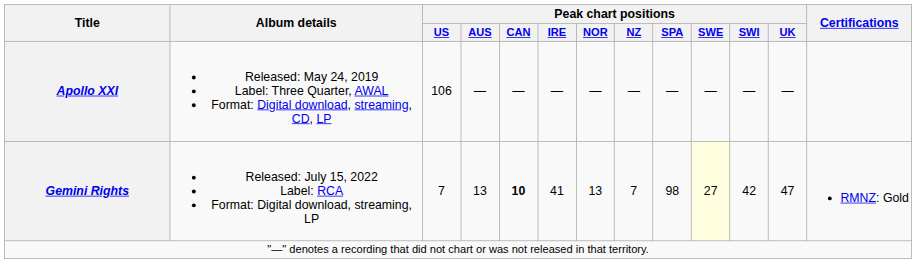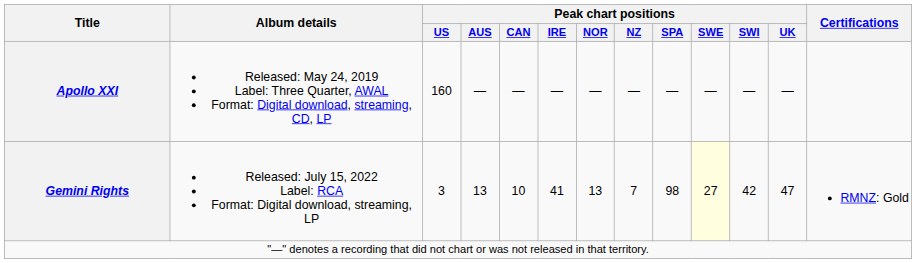(442, 91) 106 -> (442, 91) 160
(442, 190) 7 -> (442, 190) 3
(518, 190) bold -> (518, 190) normal
